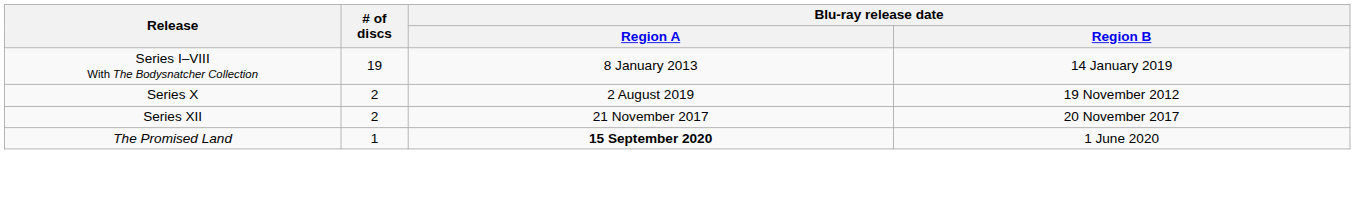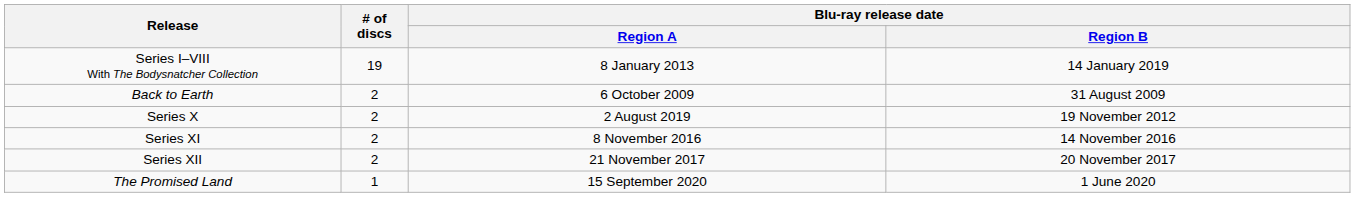+ row: (173, 95)
+ row: (173, 138)
(651, 138) bold -> (647, 181) normal
